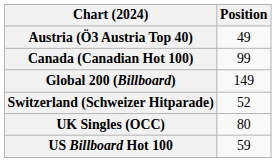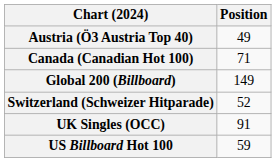(244, 59) 99 -> (244, 59) 71
(244, 124) 80 -> (244, 124) 91
